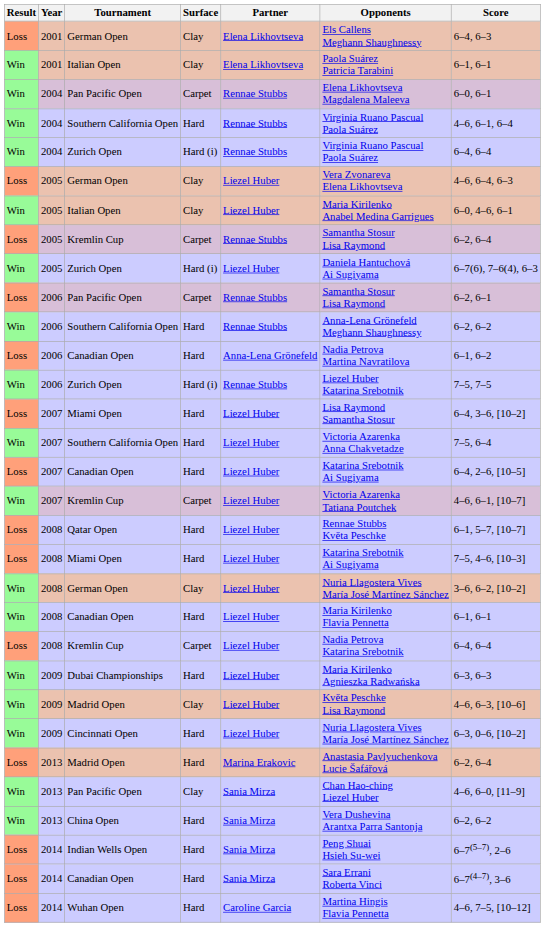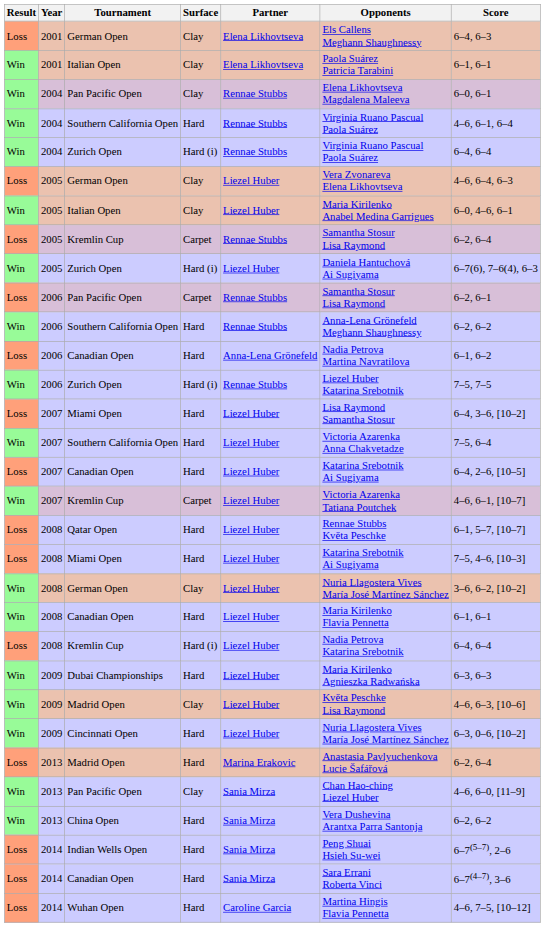(197, 94) Carpet -> (193, 94) Clay
(197, 646) Carpet -> (200, 646) Hard (i)
